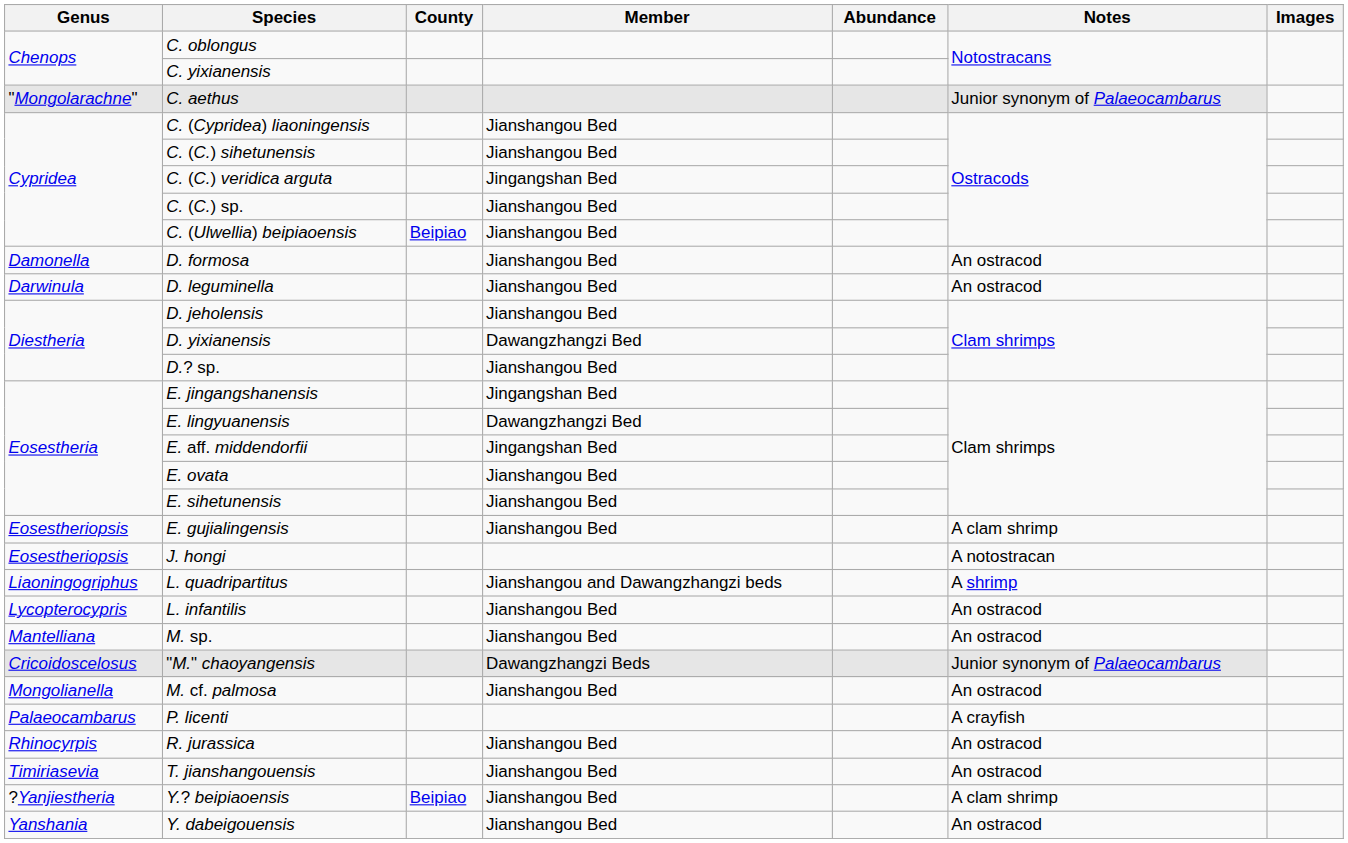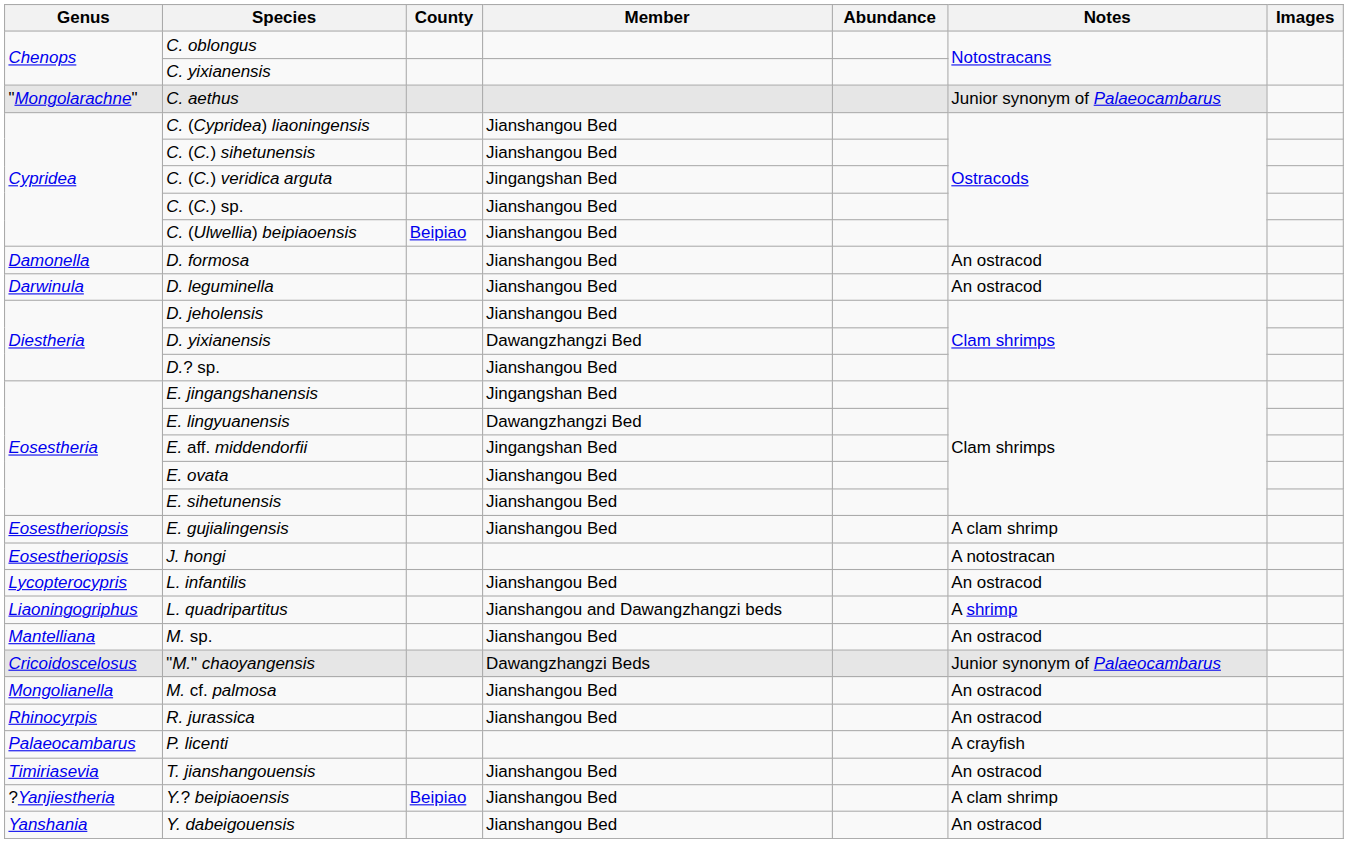rows swapped: (227, 582) <-> (206, 609)
rows swapped: (197, 717) <-> (211, 744)
